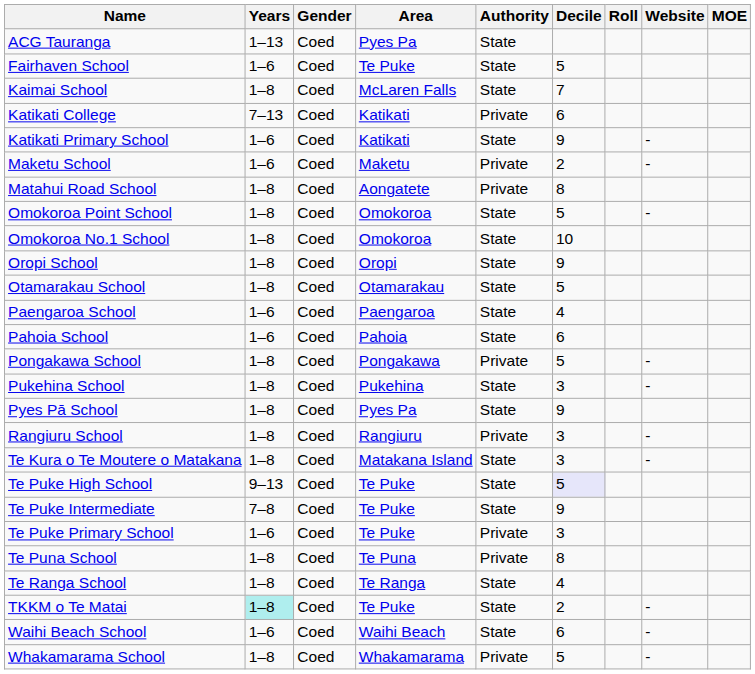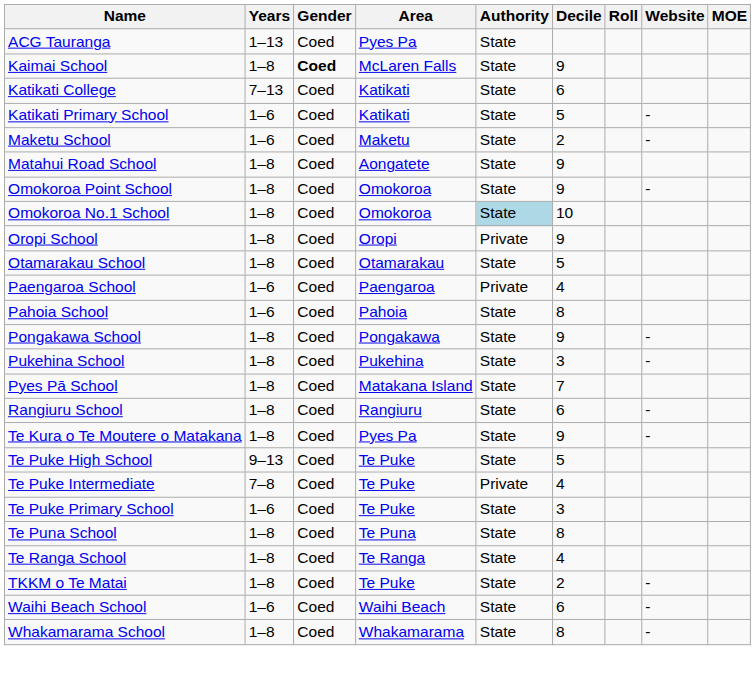- row: (68, 66)
(316, 90) normal -> (317, 66) bold
(560, 90) 7 -> (560, 66) 9
(504, 115) Private -> (498, 90) State
(560, 139) 9 -> (560, 115) 5
(504, 164) Private -> (498, 139) State
(504, 189) Private -> (498, 164) State
(560, 189) 8 -> (560, 164) 9
(560, 213) 5 -> (560, 189) 9
(498, 238) no background -> (498, 213) lightblue background
(498, 262) State -> (504, 238) Private
(498, 312) State -> (504, 287) Private
(560, 336) 6 -> (560, 312) 8
(504, 361) Private -> (498, 336) State
(560, 361) 5 -> (560, 336) 9
(388, 410) Pyes Pa -> (416, 386) Matakana Island
(560, 410) 9 -> (560, 386) 7
(504, 435) Private -> (498, 410) State
(560, 435) 3 -> (560, 410) 6
(416, 459) Matakana Island -> (388, 435) Pyes Pa
(560, 459) 3 -> (560, 435) 9
(560, 484) lavender background -> (560, 459) no background
(498, 509) State -> (504, 484) Private
(560, 509) 9 -> (560, 484) 4
(504, 533) Private -> (498, 509) State
(504, 558) Private -> (498, 533) State
(262, 607) paleturquoise background -> (262, 582) no background
(504, 656) Private -> (498, 632) State
(560, 656) 5 -> (560, 632) 8
